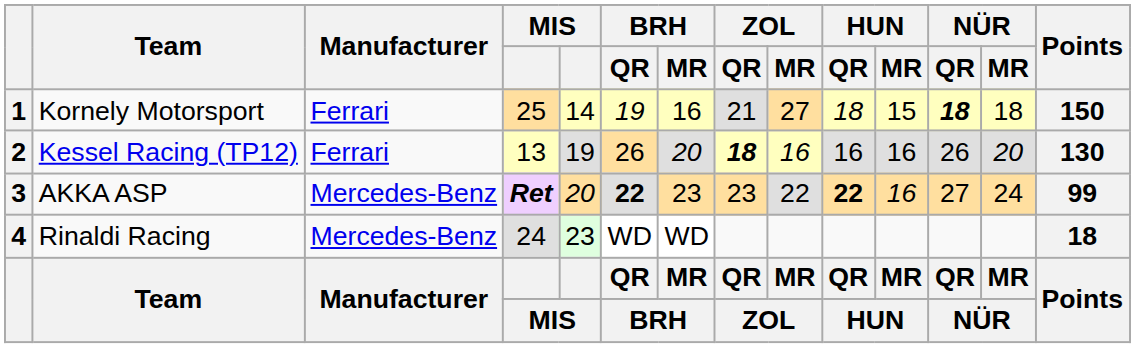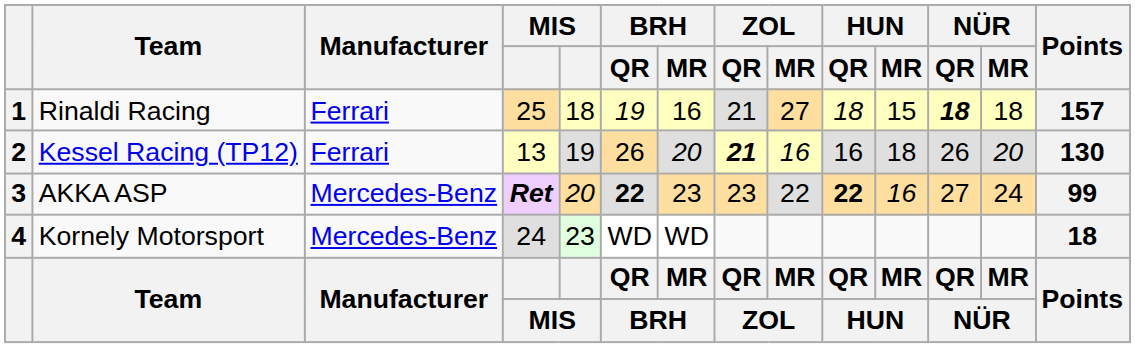(151, 110) Kornely Motorsport -> (125, 110) Rinaldi Racing
(580, 110) 14 -> (580, 110) 18
(1082, 110) 150 -> (1082, 110) 157
(742, 152) 18 -> (742, 152) 21
(902, 152) 16 -> (902, 152) 18
(125, 236) Rinaldi Racing -> (151, 236) Kornely Motorsport
